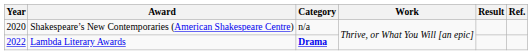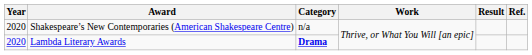(16, 42) 2022 -> (16, 42) 2020
